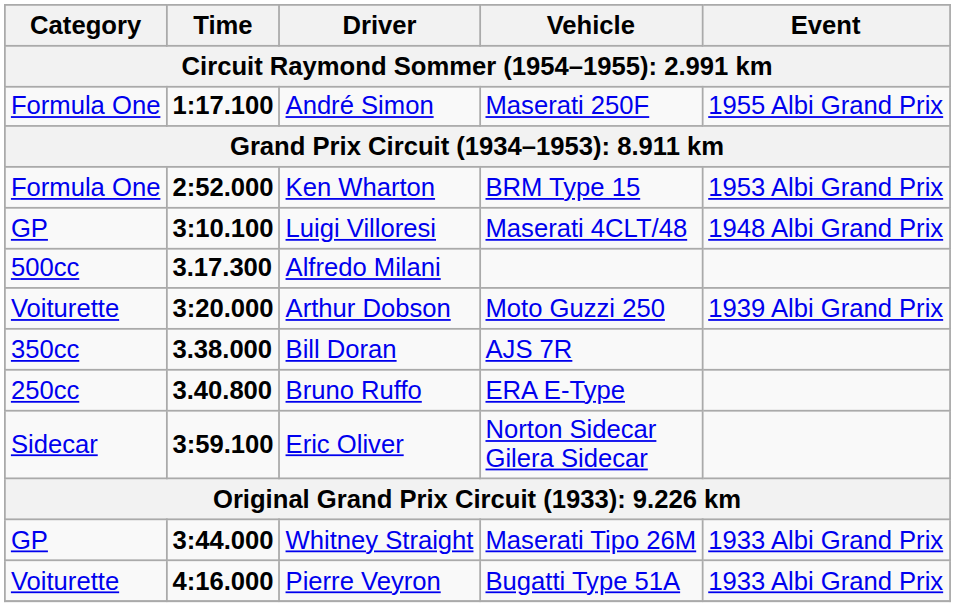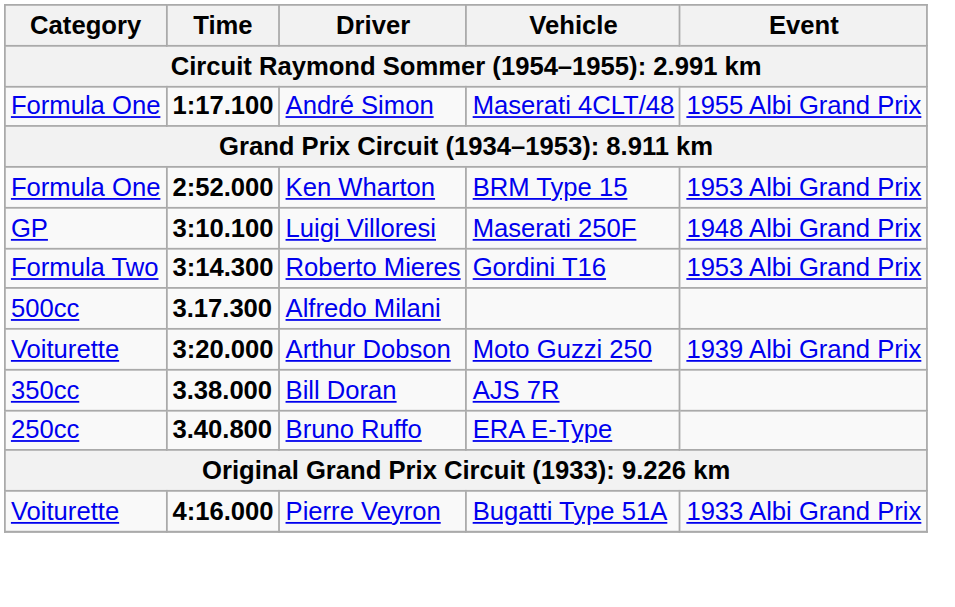(567, 107) Maserati 250F -> (574, 107) Maserati 4CLT/48
(586, 228) Maserati 4CLT/48 -> (555, 228) Maserati 250F
+ row: (373, 268)
- row: (345, 445)
- row: (380, 540)
